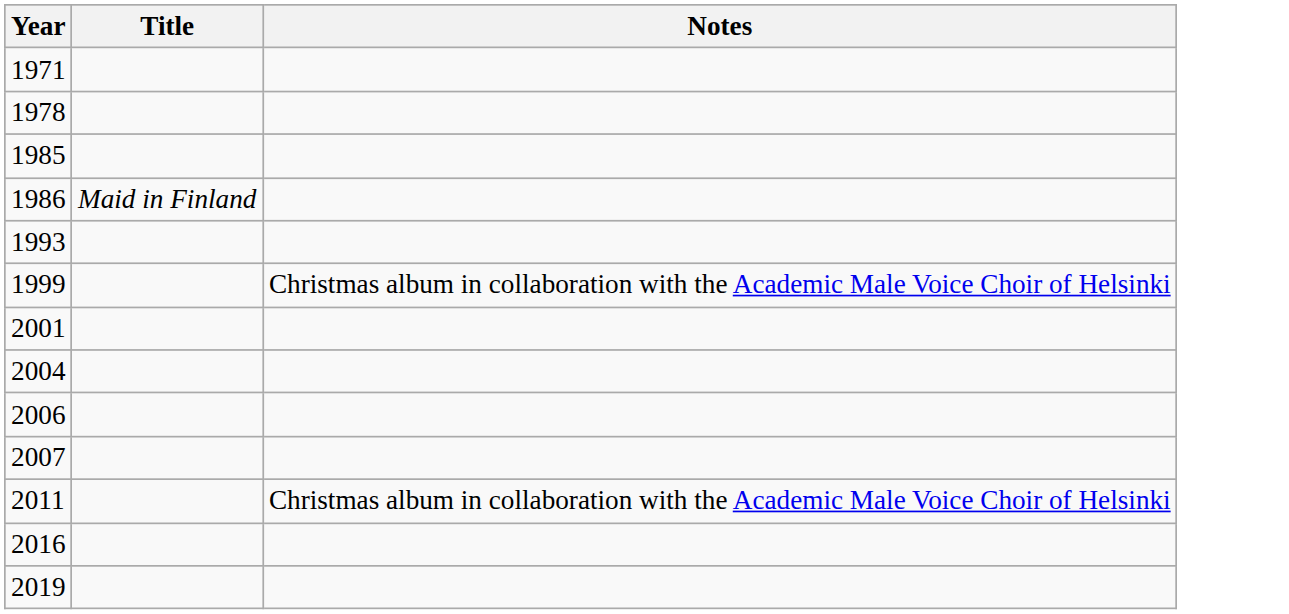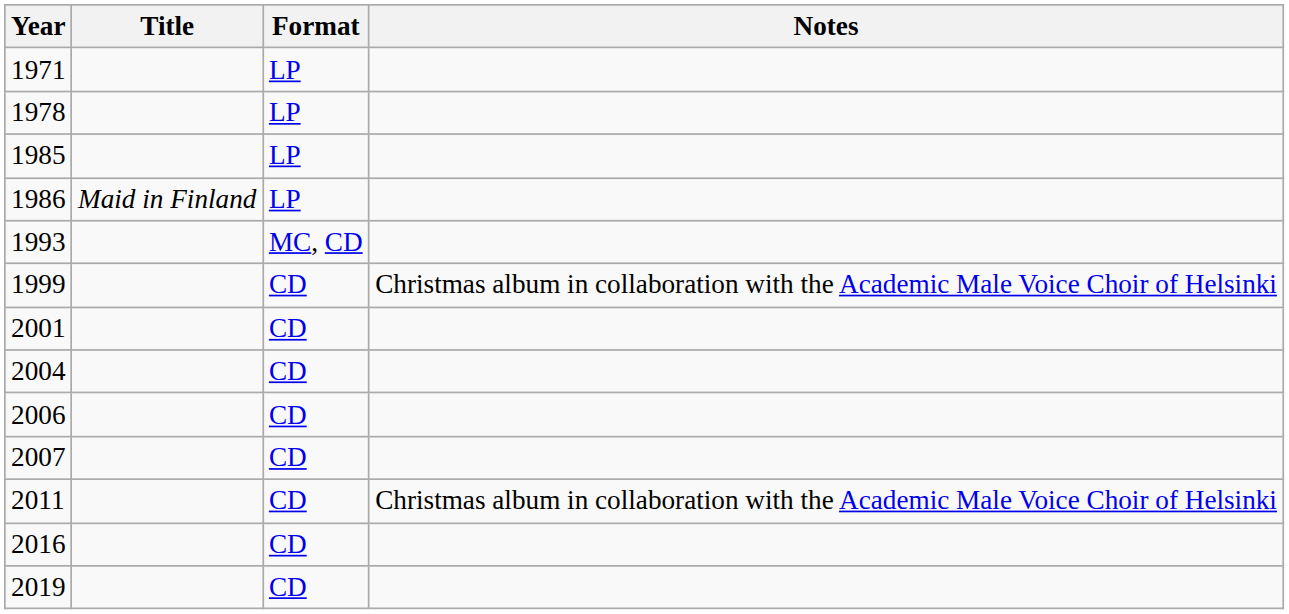+ column: (316, 26)
